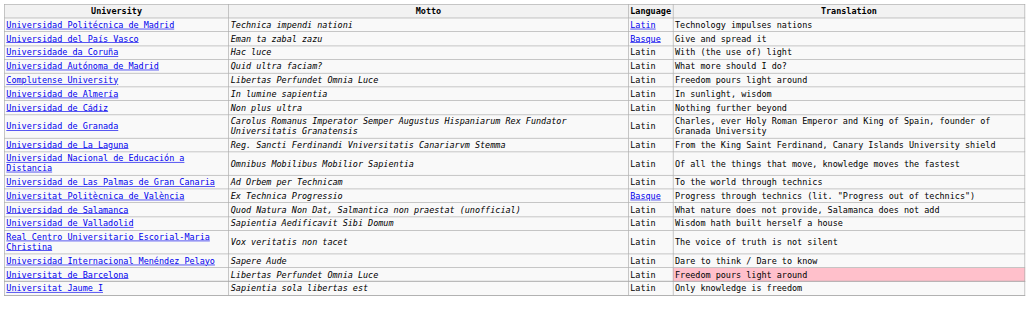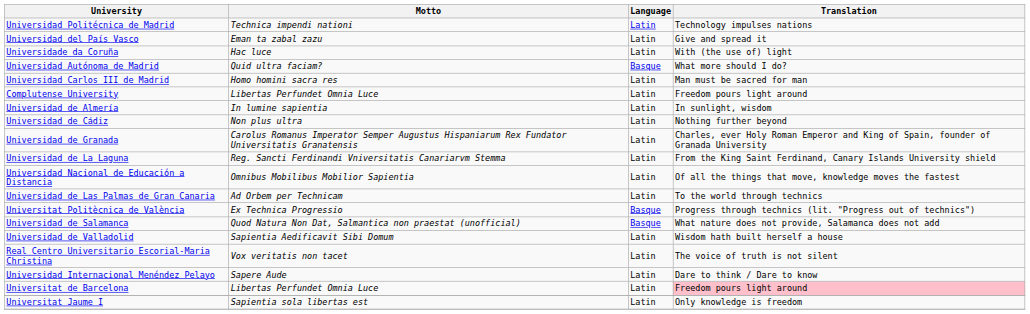(646, 39) Basque -> (643, 39) Latin
(643, 66) Latin -> (646, 66) Basque
+ row: (88, 80)
(643, 210) Latin -> (646, 224) Basque
